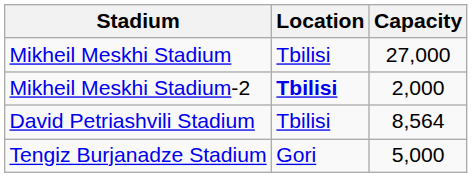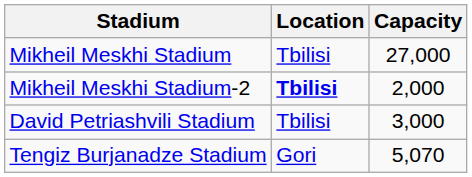(418, 121) 8,564 -> (418, 121) 3,000
(418, 155) 5,000 -> (418, 155) 5,070
